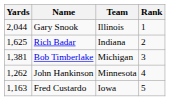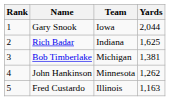columns swapped: (152, 12) <-> (18, 12)
(111, 27) Illinois -> (105, 27) Iowa
(107, 88) Iowa -> (109, 88) Illinois
